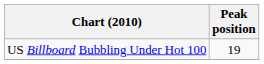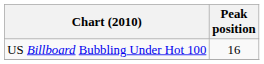(234, 49) 19 -> (234, 49) 16
